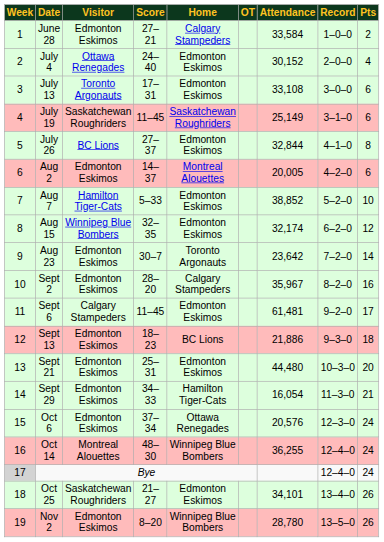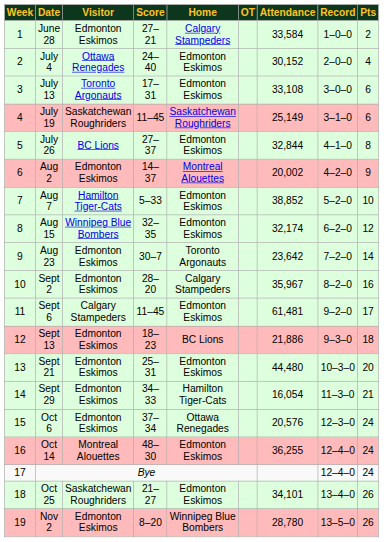(288, 173) 20,005 -> (288, 173) 20,002
(368, 173) 6 -> (368, 173) 9
(203, 451) Winnipeg Blue Bombers -> (203, 451) Edmonton Eskimos
(20, 473) lightgrey background -> (20, 473) no background
